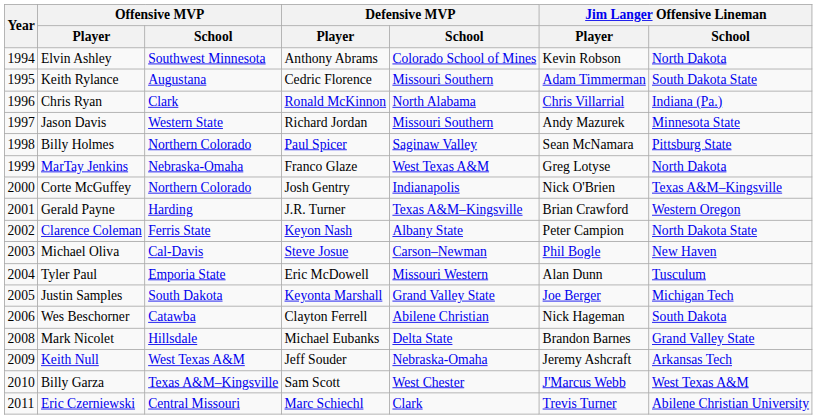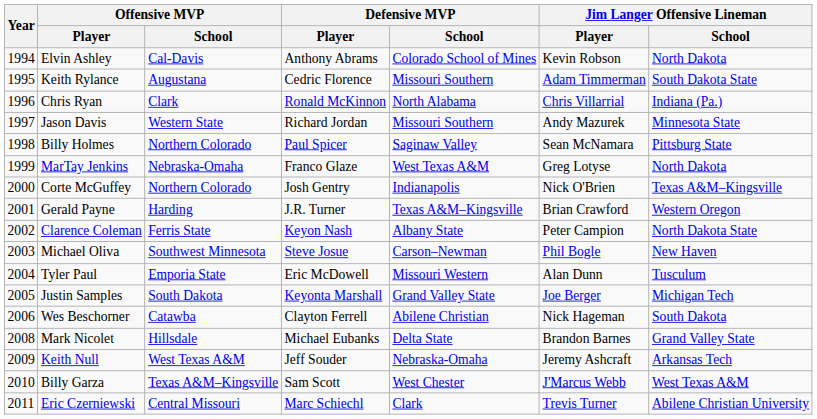(207, 58) Southwest Minnesota -> (176, 58) Cal-Davis
(176, 252) Cal-Davis -> (207, 252) Southwest Minnesota
